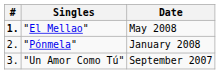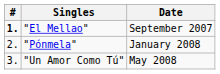(153, 29) May 2008 -> (171, 29) September 2007
(171, 61) September 2007 -> (153, 61) May 2008
